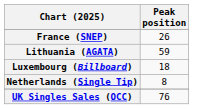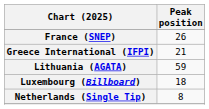+ row: (80, 52)
- row: (72, 96)
